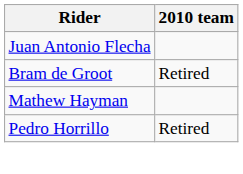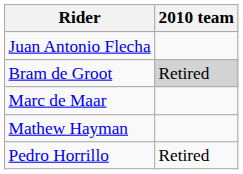(184, 73) no background -> (184, 73) lightgrey background
+ row: (57, 100)
